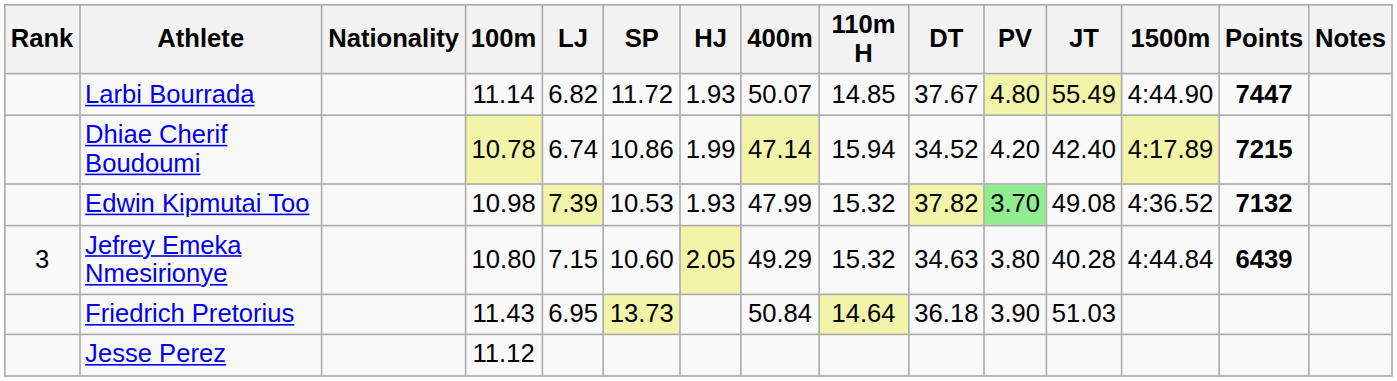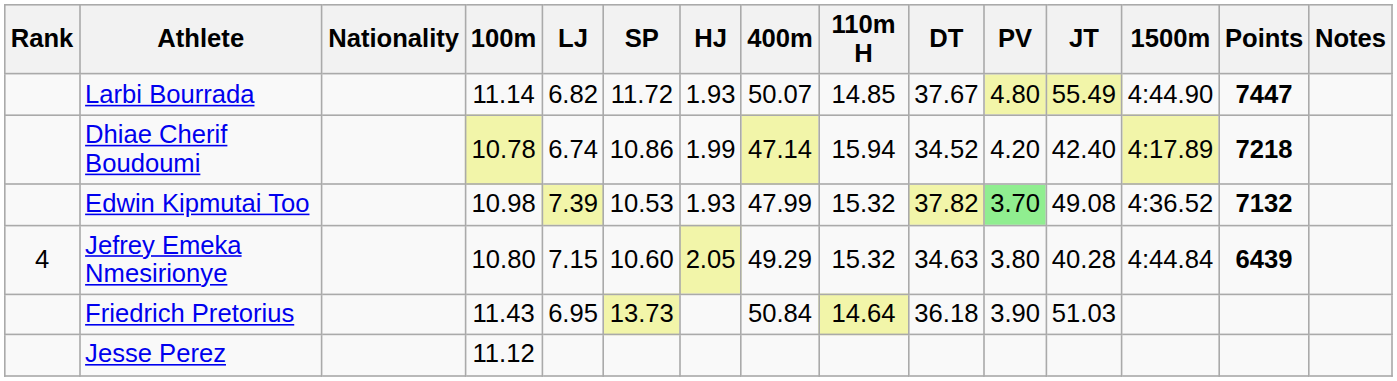(1264, 149) 7215 -> (1264, 149) 7218
(42, 259) 3 -> (42, 259) 4
